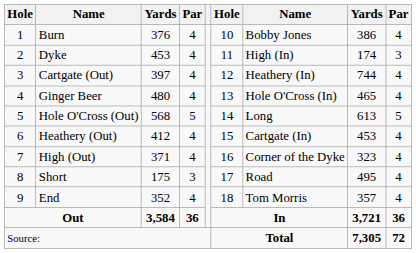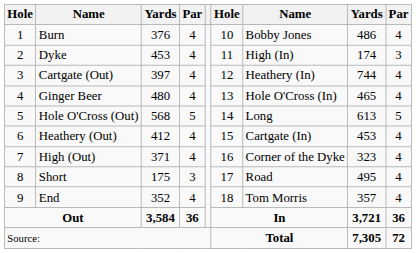(367, 34) 386 -> (367, 34) 486
